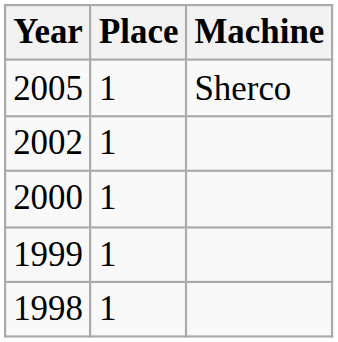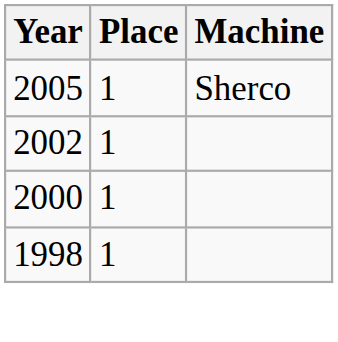- row: (48, 253)
